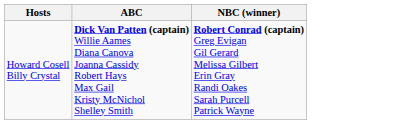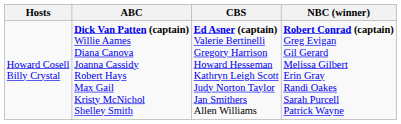+ column: (236, 12)
